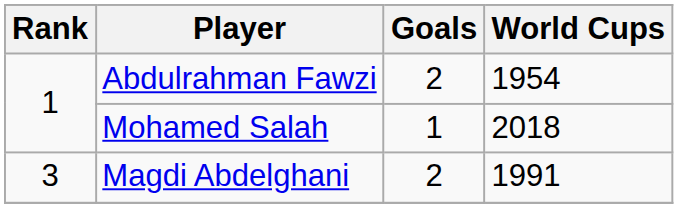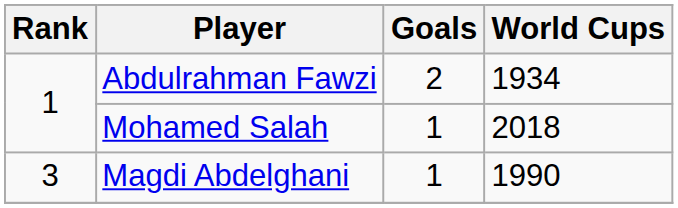(526, 78) 1954 -> (526, 78) 1934
(434, 176) 2 -> (434, 176) 1
(526, 176) 1991 -> (526, 176) 1990
